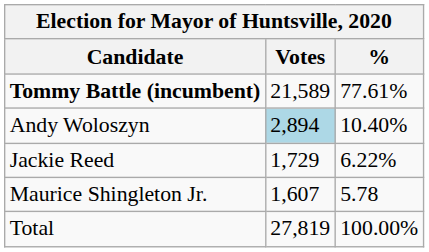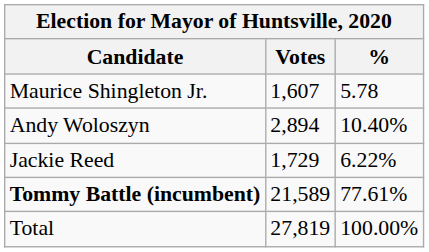rows swapped: (135, 90) <-> (109, 194)
(295, 125) lightblue background -> (295, 125) no background
